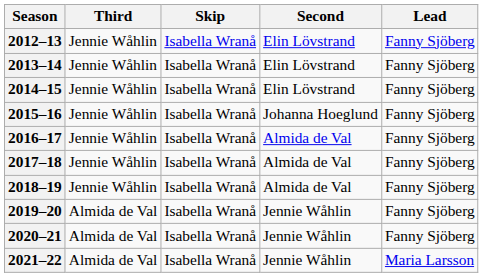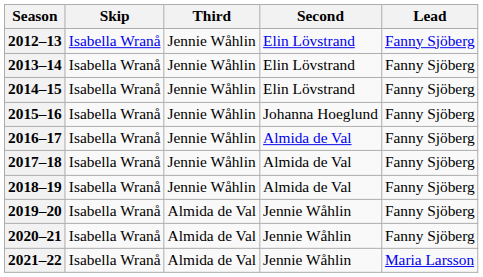columns swapped: (210, 16) <-> (113, 16)
